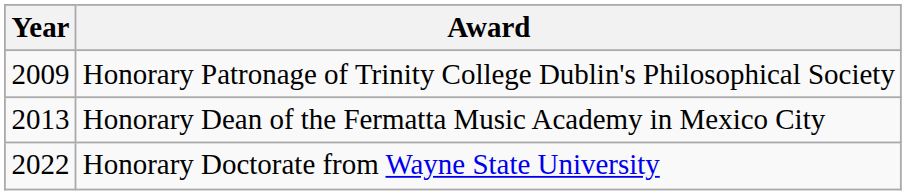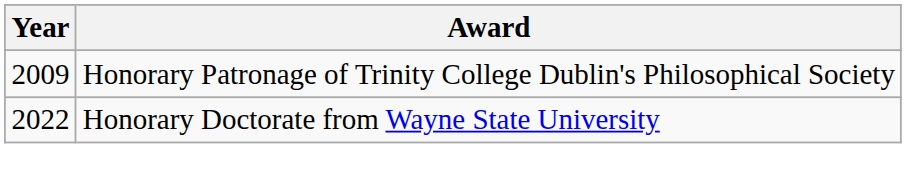- row: (454, 119)
